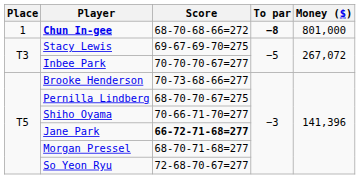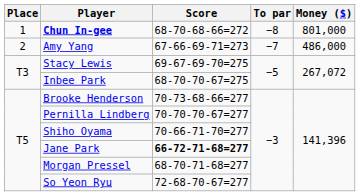(272, 30) bold -> (272, 30) normal
+ row: (68, 47)
(202, 64) 70-70-70-67=277 -> (202, 81) 68-70-70-67=275
(202, 98) 68-70-70-67=275 -> (202, 115) 70-70-70-67=277
